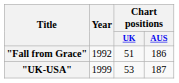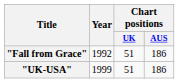(129, 69) 53 -> (129, 69) 51
(159, 69) 187 -> (159, 69) 186
